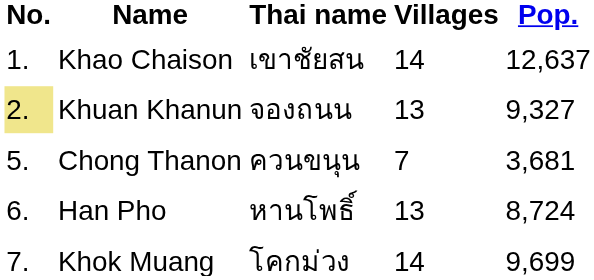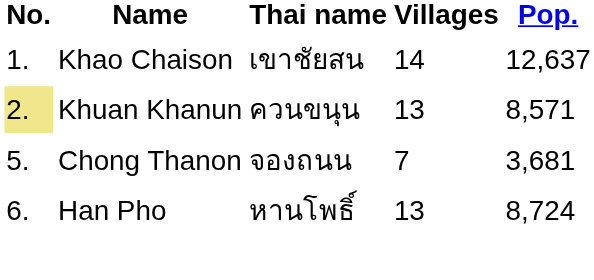(301, 110) จองถนน -> (305, 110) ควนขนุน
(540, 109) 9,327 -> (540, 109) 8,571
(305, 160) ควนขนุน -> (301, 160) จองถนน
- row: (136, 260)
